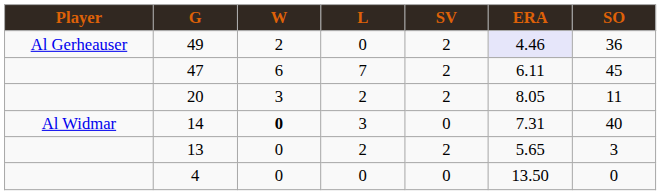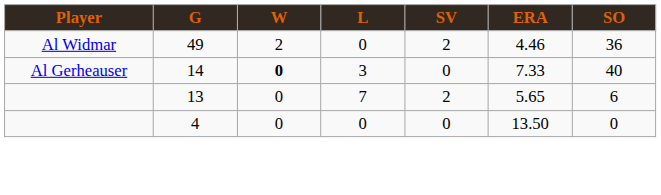(79, 44) Al Gerheauser -> (79, 44) Al Widmar
(530, 44) lavender background -> (530, 44) no background
- row: (195, 70)
- row: (195, 96)
(79, 123) Al Widmar -> (79, 70) Al Gerheauser
(530, 123) 7.31 -> (530, 70) 7.33
(363, 149) 2 -> (363, 96) 7
(614, 149) 3 -> (614, 96) 6
